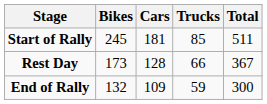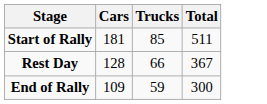- column: (116, 15)
